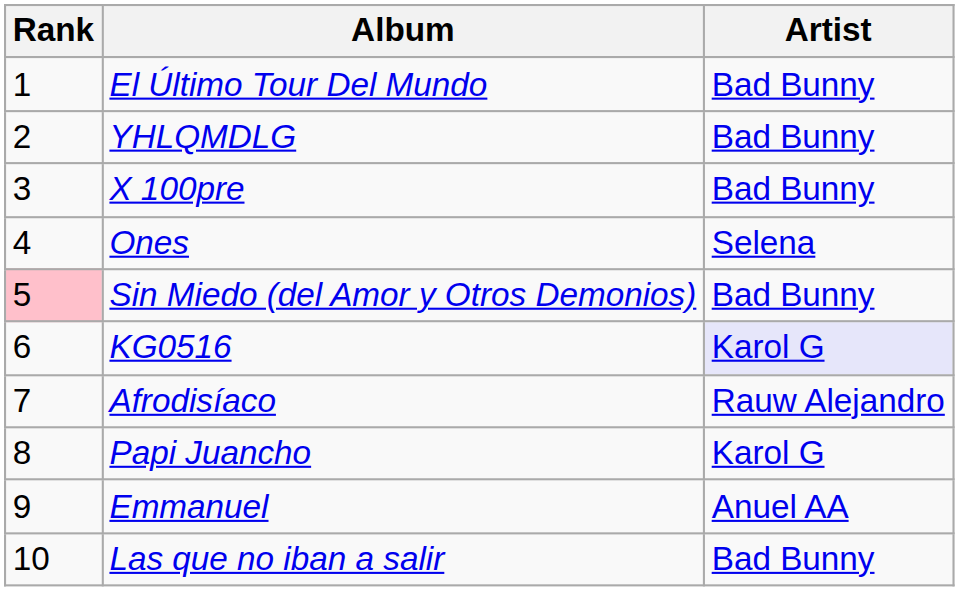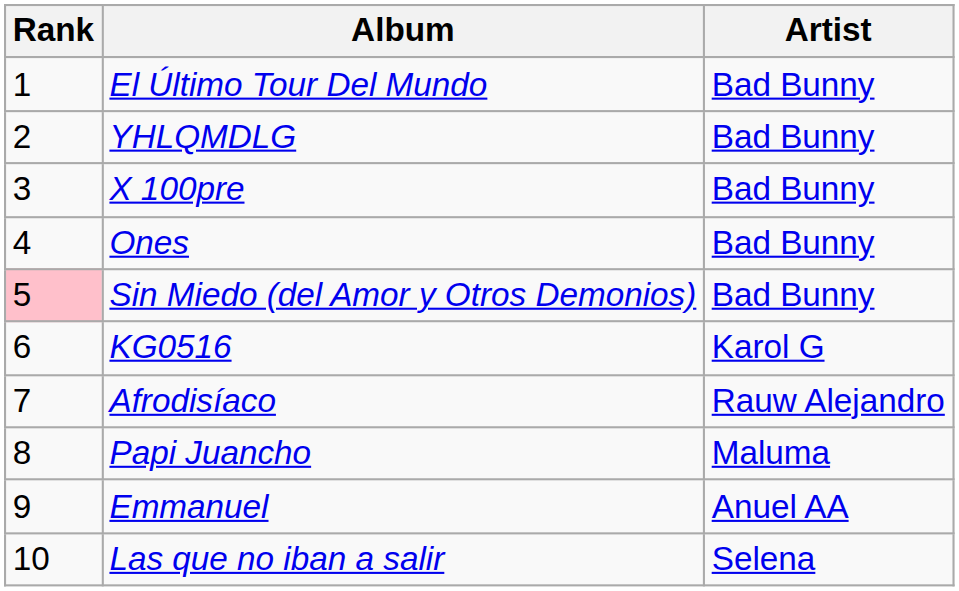(764, 242) Selena -> (793, 242) Bad Bunny
(768, 347) lavender background -> (768, 347) no background
(768, 453) Karol G -> (771, 453) Maluma
(793, 558) Bad Bunny -> (764, 558) Selena
